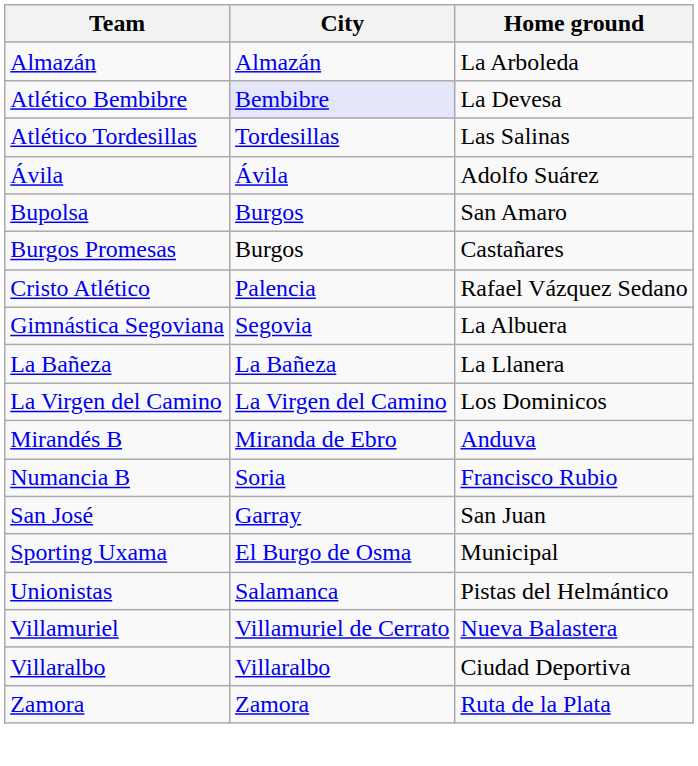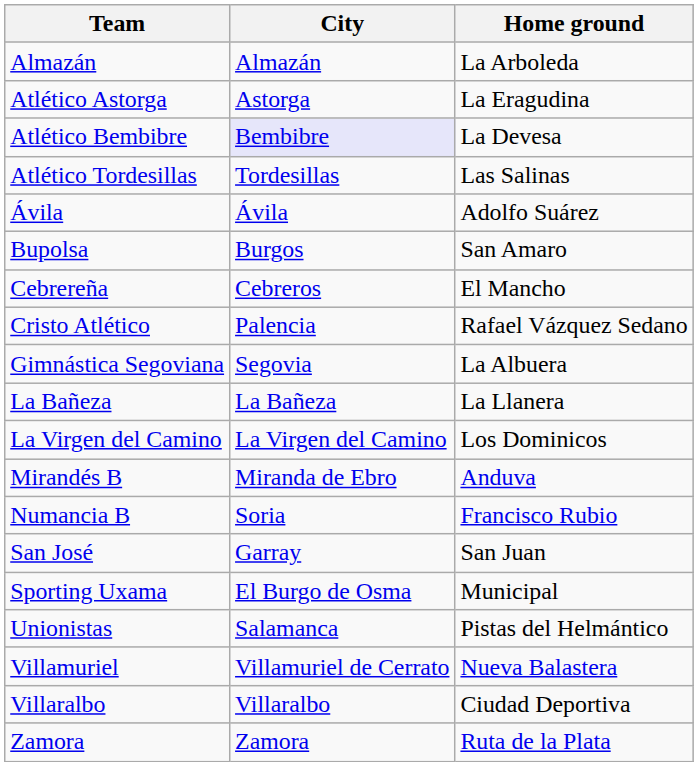+ row: (88, 99)
- row: (93, 250)
+ row: (59, 288)
